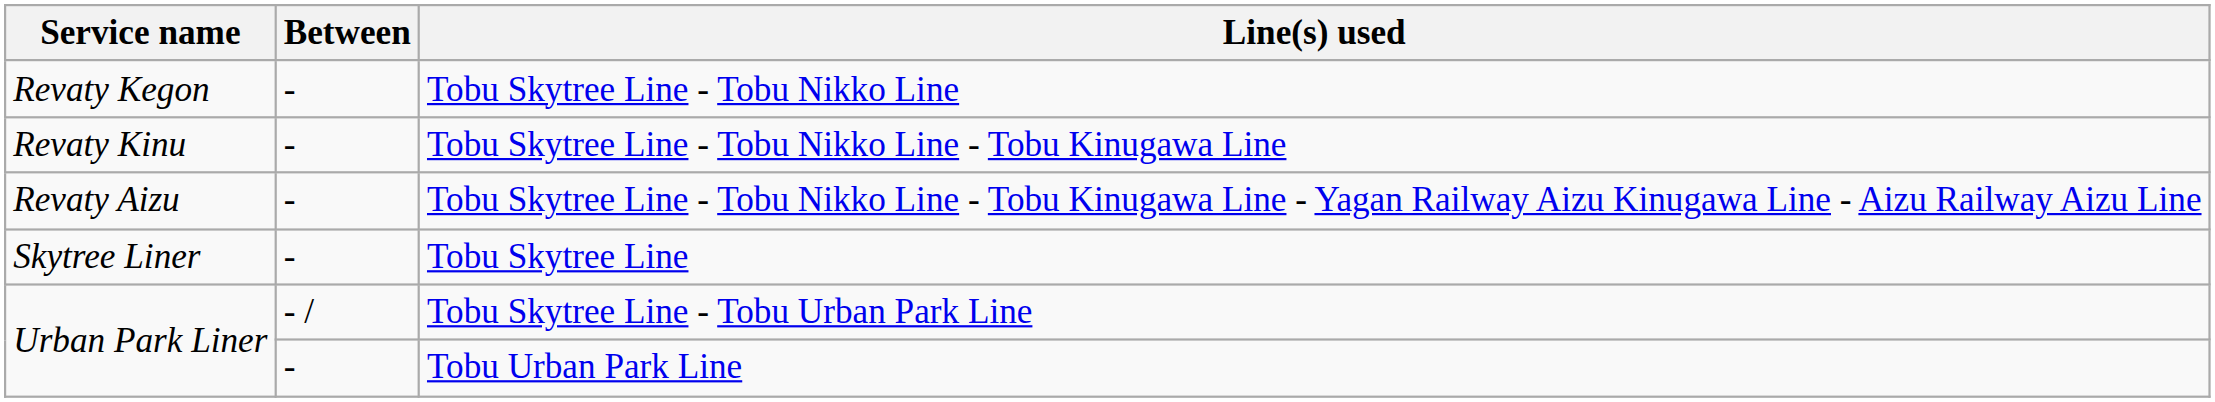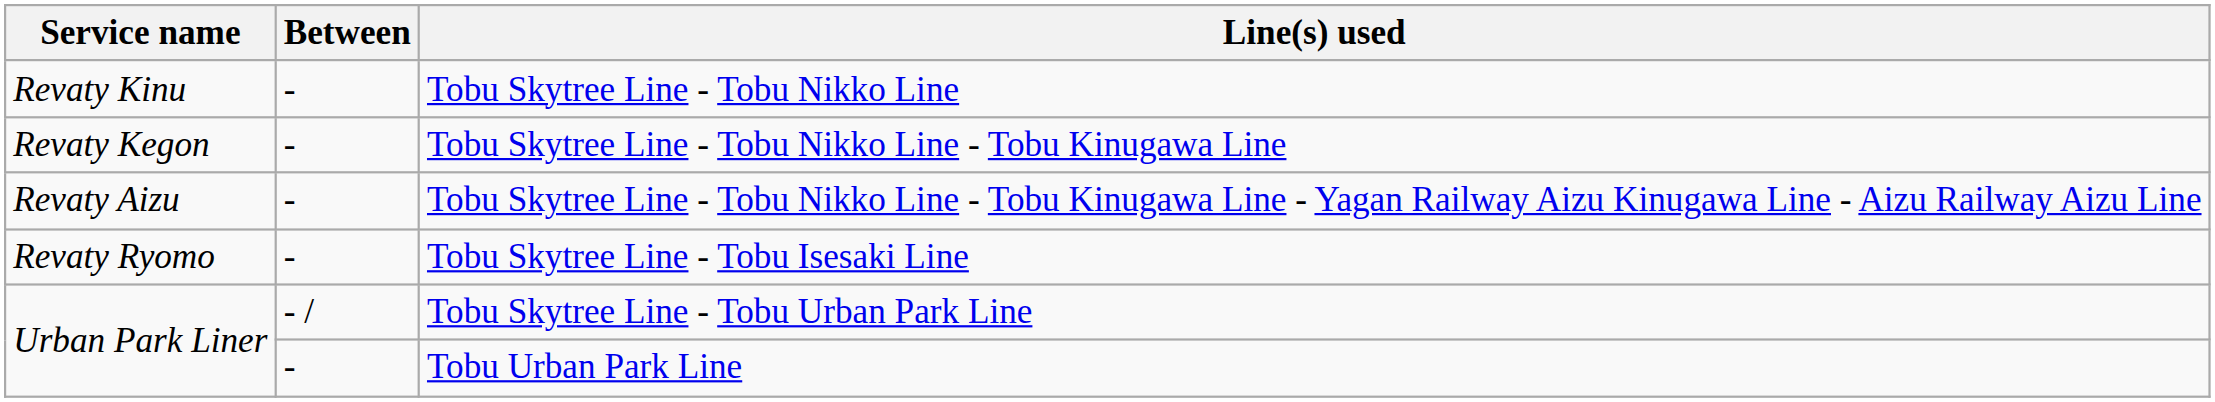(111, 88) Revaty Kegon -> (100, 88) Revaty Kinu
(100, 144) Revaty Kinu -> (111, 144) Revaty Kegon
+ row: (698, 255)
- row: (558, 255)
